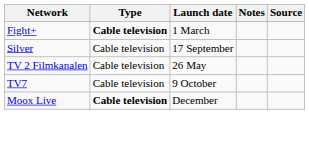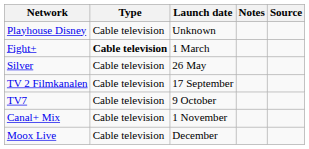+ row: (47, 30)
(203, 48) 17 September -> (189, 65) 26 May
(189, 65) 26 May -> (203, 83) 17 September
+ row: (33, 118)
(130, 100) bold -> (128, 135) normal
